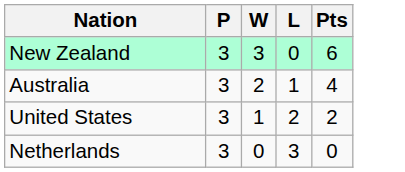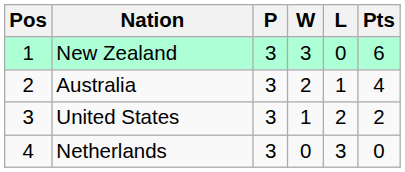+ column: (28, 20)
